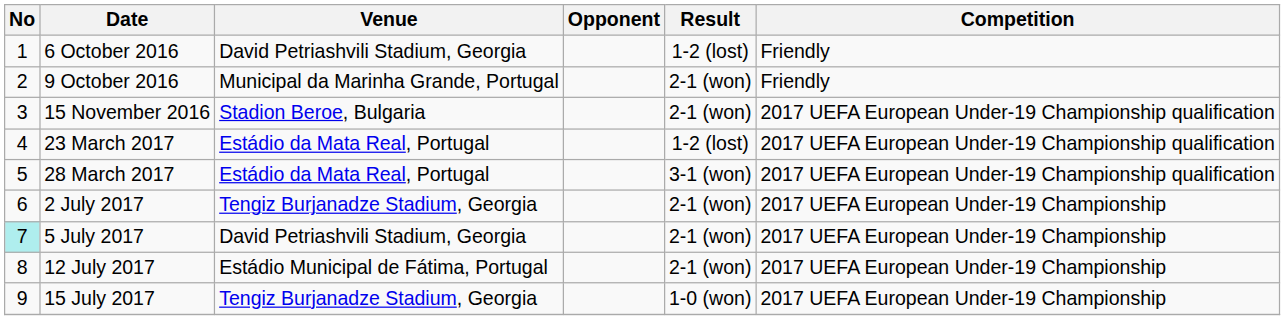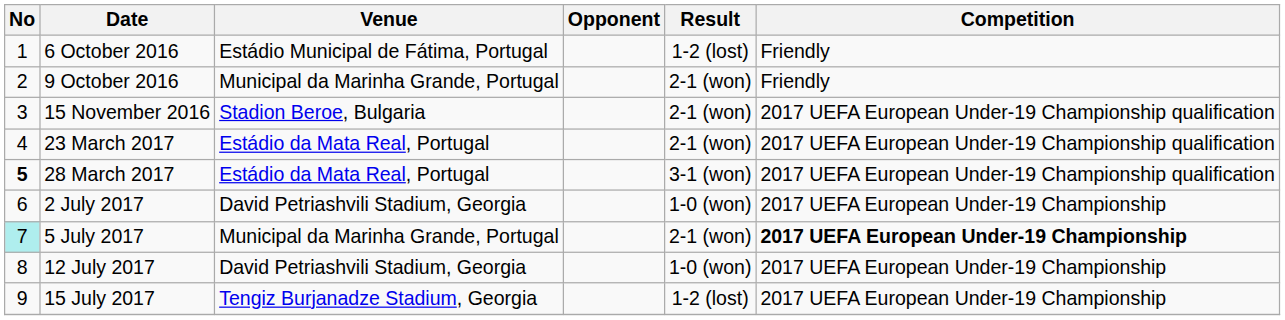(373, 50) David Petriashvili Stadium, Georgia -> (384, 50) Estádio Municipal de Fátima, Portugal
(710, 143) 1-2 (lost) -> (710, 143) 2-1 (won)
(22, 174) normal -> (22, 174) bold
(378, 205) Tengiz Burjanadze Stadium, Georgia -> (373, 205) David Petriashvili Stadium, Georgia
(710, 205) 2-1 (won) -> (710, 205) 1-0 (won)
(373, 236) David Petriashvili Stadium, Georgia -> (389, 236) Municipal da Marinha Grande, Portugal
(963, 236) normal -> (974, 236) bold
(384, 267) Estádio Municipal de Fátima, Portugal -> (373, 267) David Petriashvili Stadium, Georgia
(710, 267) 2-1 (won) -> (710, 267) 1-0 (won)
(710, 298) 1-0 (won) -> (710, 298) 1-2 (lost)
